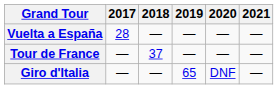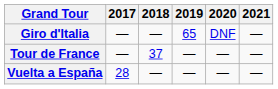rows swapped: (55, 73) <-> (55, 34)
